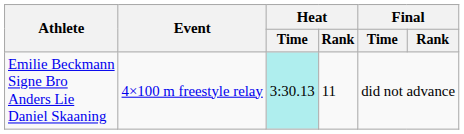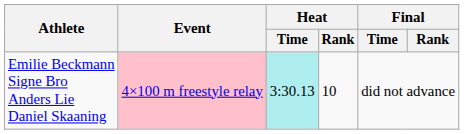(192, 90) no background -> (192, 90) pink background
(329, 90) 11 -> (329, 90) 10
